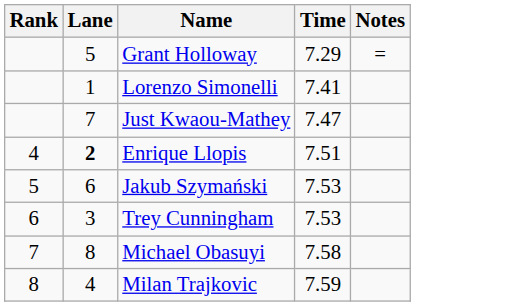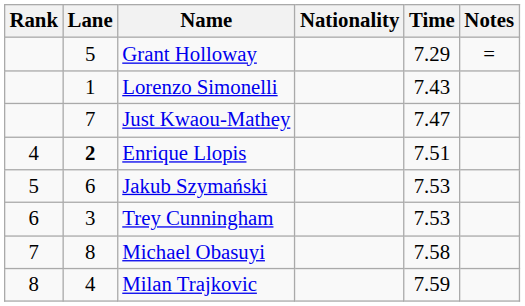+ column: (350, 20)
(323, 86) 7.41 -> (432, 86) 7.43
